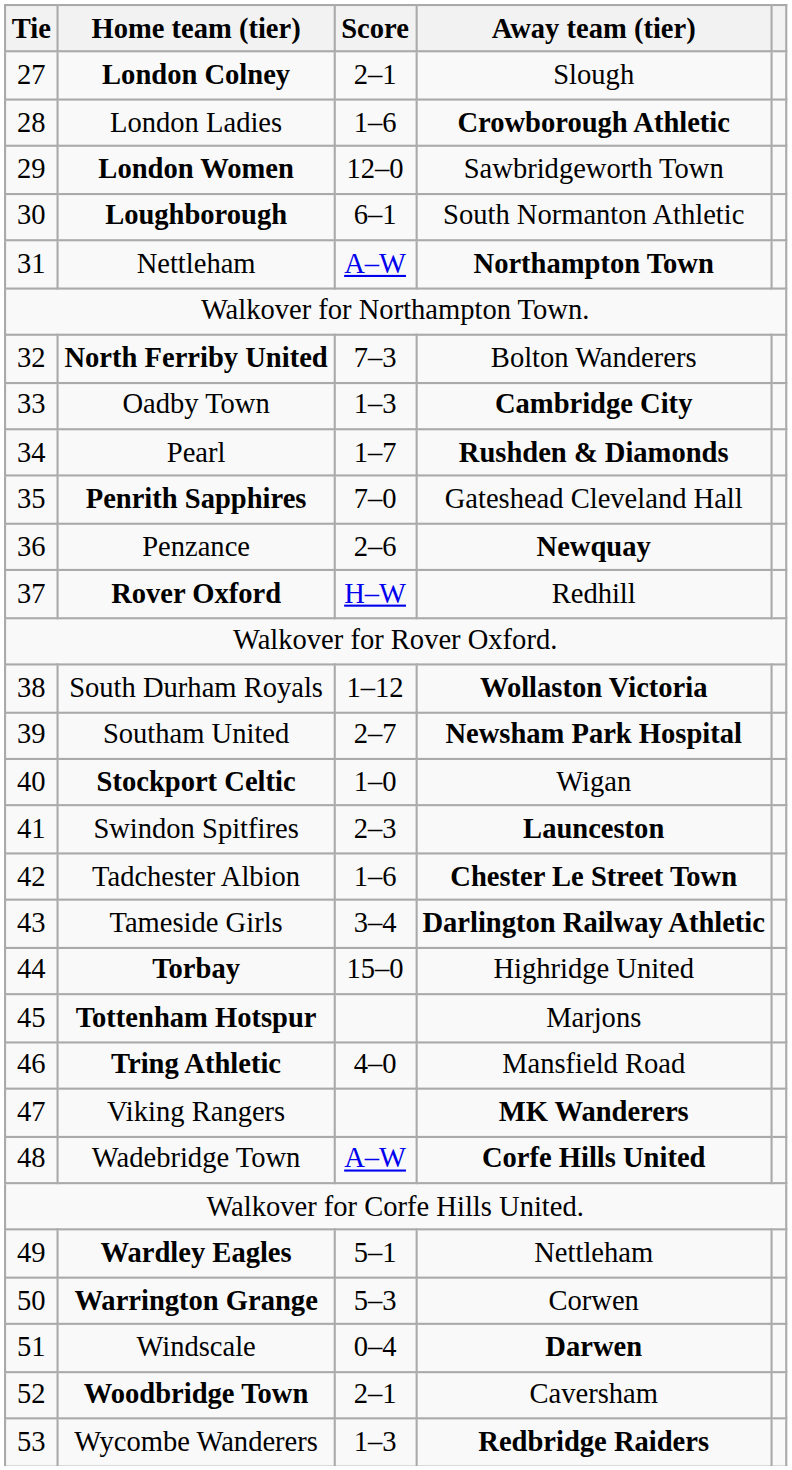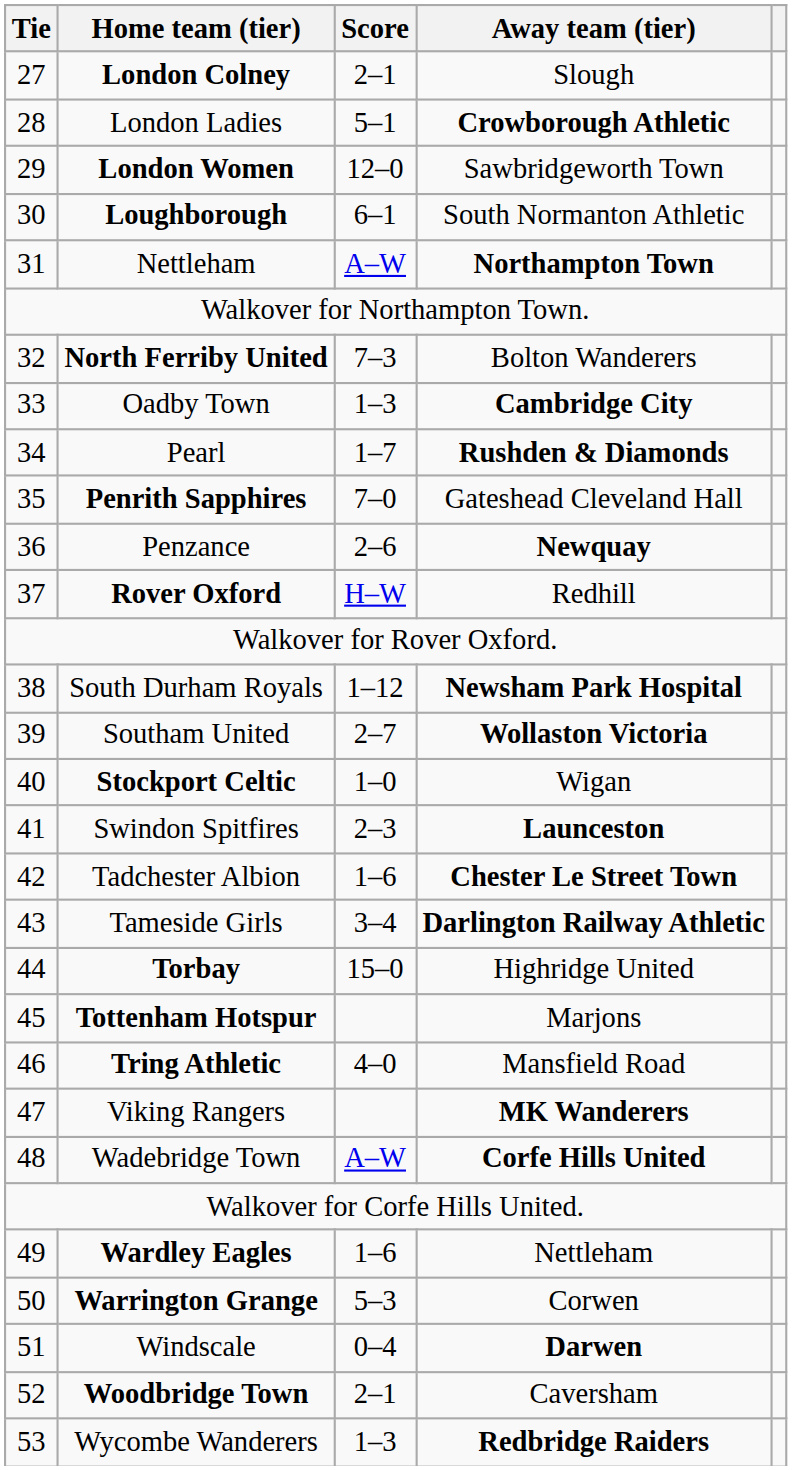(375, 121) 1–6 -> (375, 121) 5–1
(594, 687) Wollaston Victoria -> (594, 687) Newsham Park Hospital
(594, 734) Newsham Park Hospital -> (594, 734) Wollaston Victoria
(375, 1252) 5–1 -> (375, 1252) 1–6
